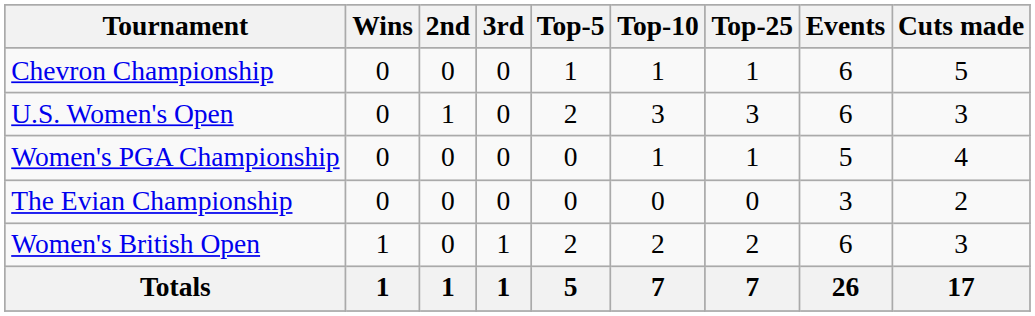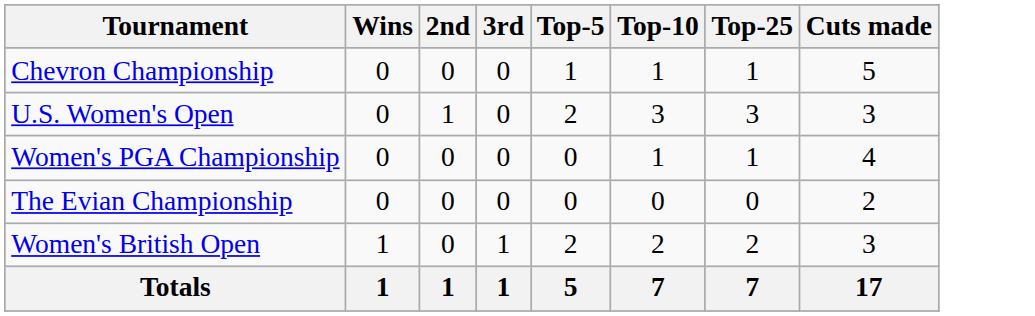- column: (846, 26)
